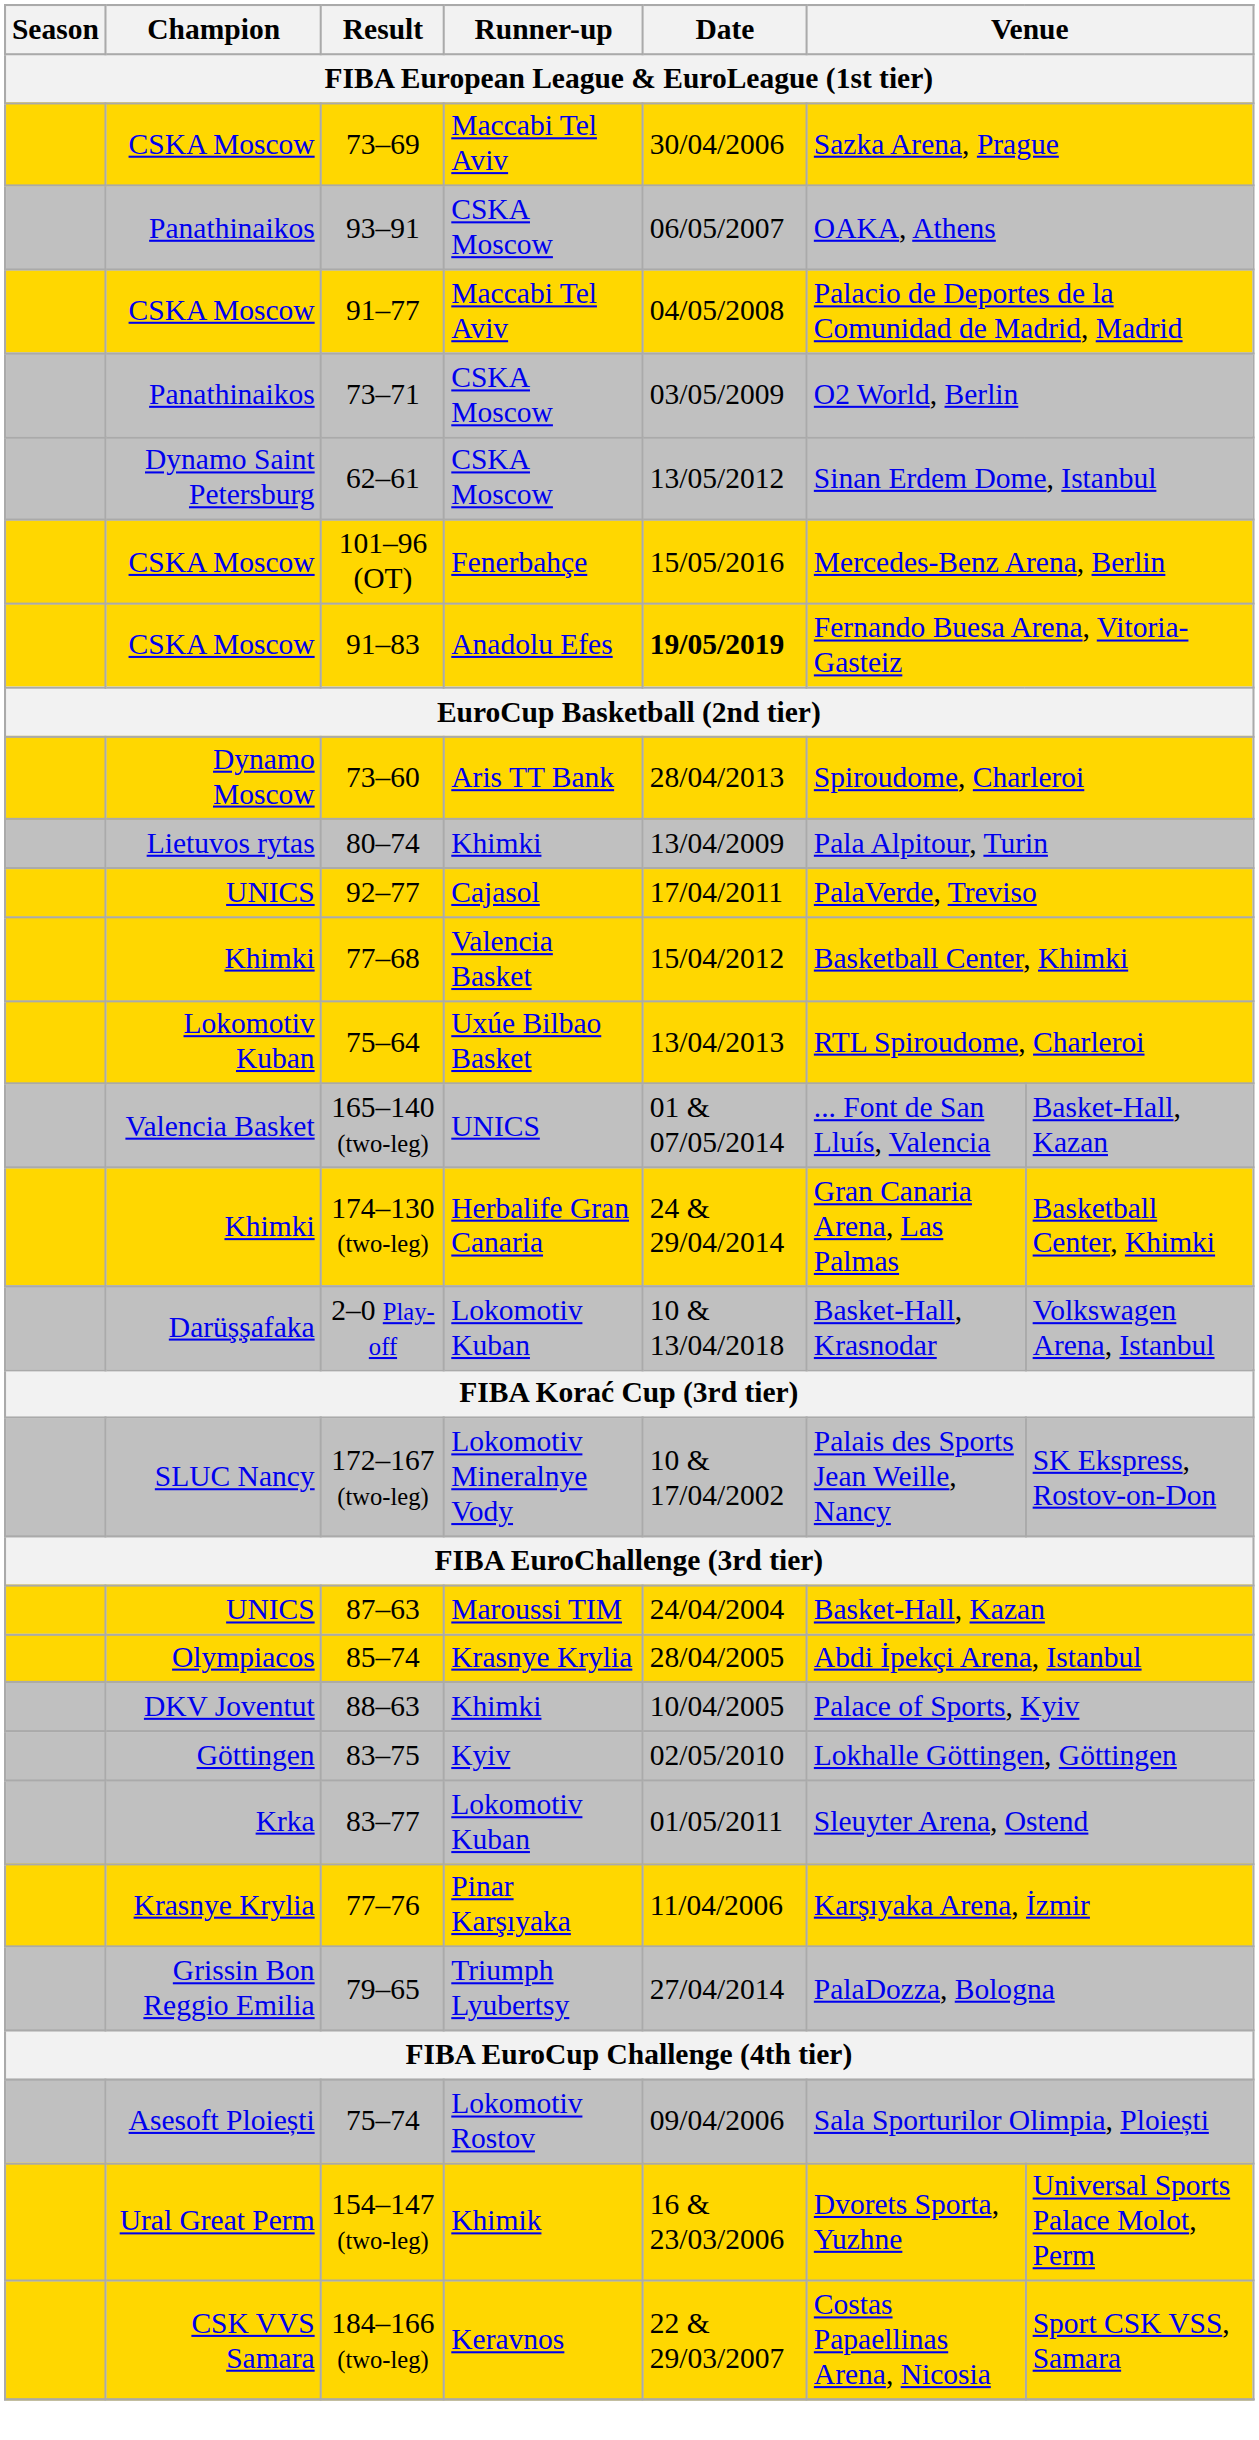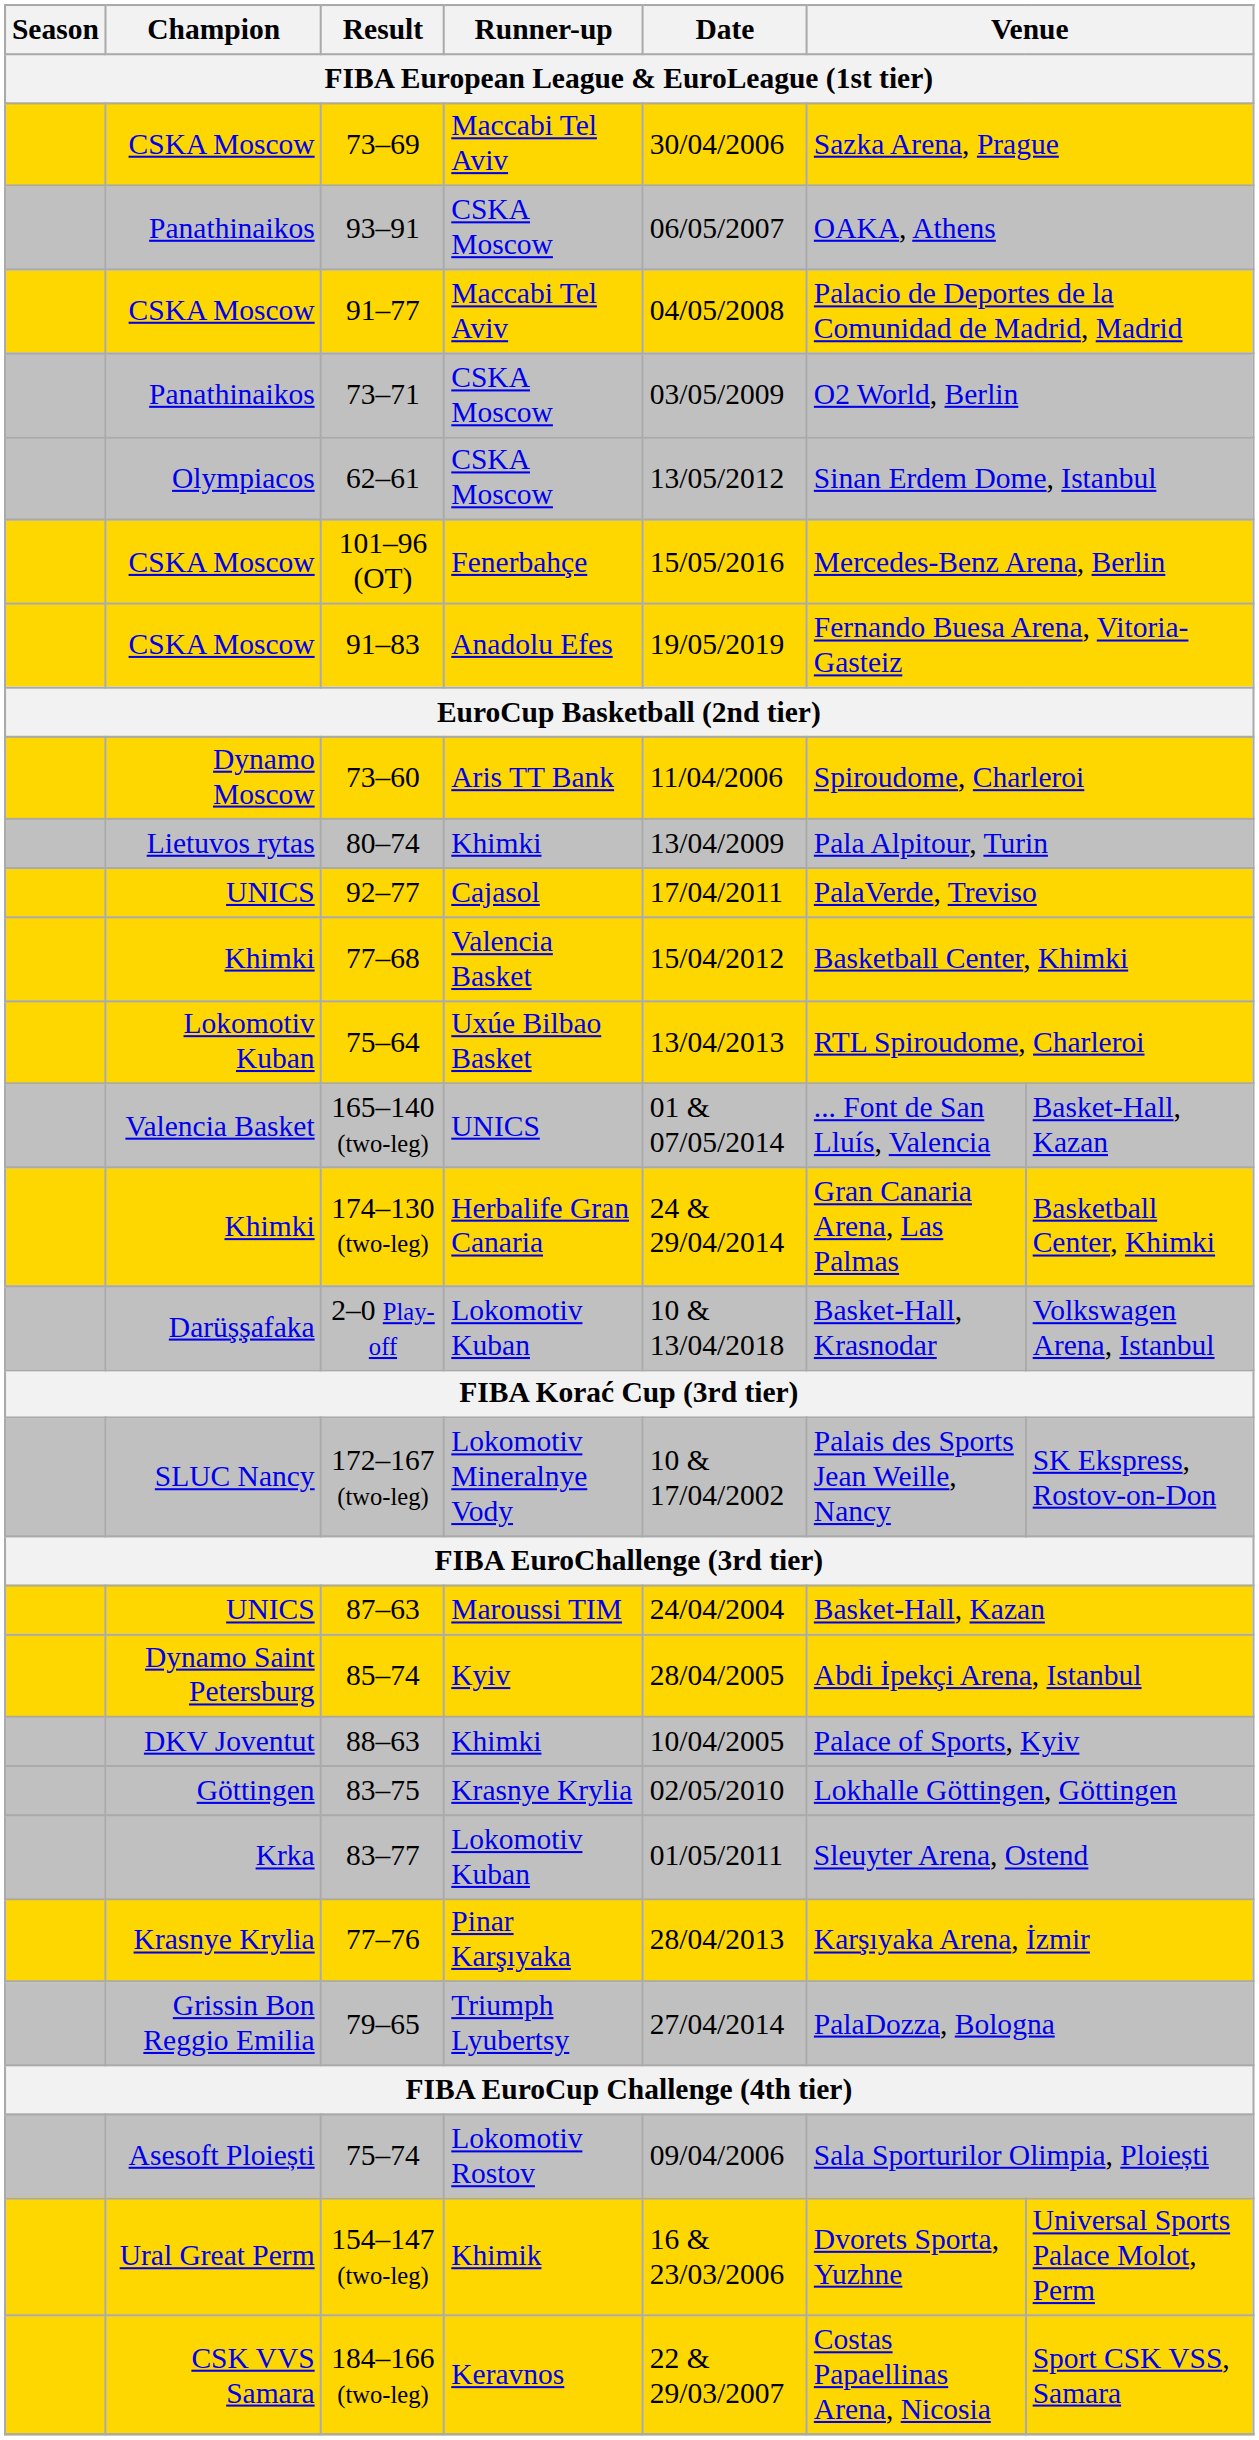(230, 478) Dynamo Saint Petersburg -> (243, 478) Olympiacos
(717, 645) bold -> (717, 645) normal
(717, 777) 28/04/2013 -> (716, 777) 11/04/2006
(243, 1657) Olympiacos -> (230, 1675) Dynamo Saint Petersburg
(542, 1657) Krasnye Krylia -> (481, 1675) Kyiv
(481, 1755) Kyiv -> (542, 1790) Krasnye Krylia
(716, 1904) 11/04/2006 -> (717, 1939) 28/04/2013
